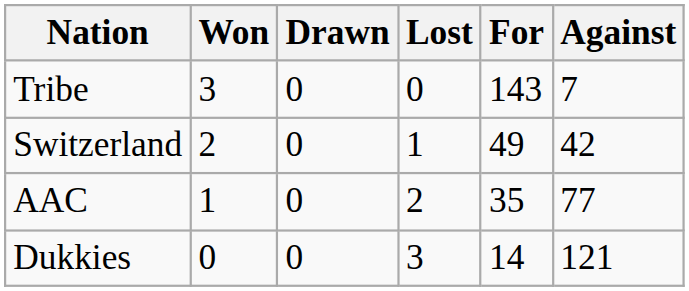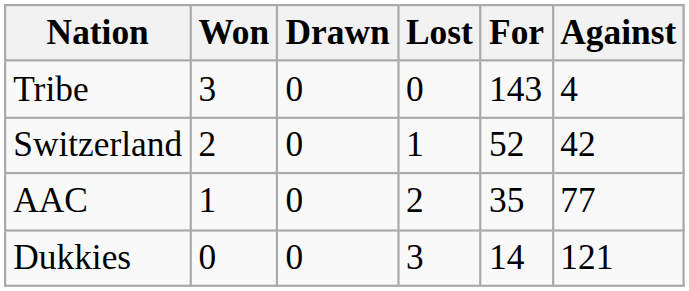(569, 88) 7 -> (569, 88) 4
(507, 144) 49 -> (507, 144) 52
